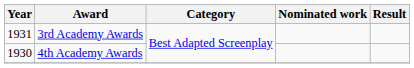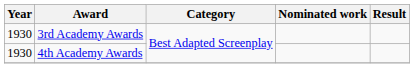(20, 33) 1931 -> (20, 33) 1930
